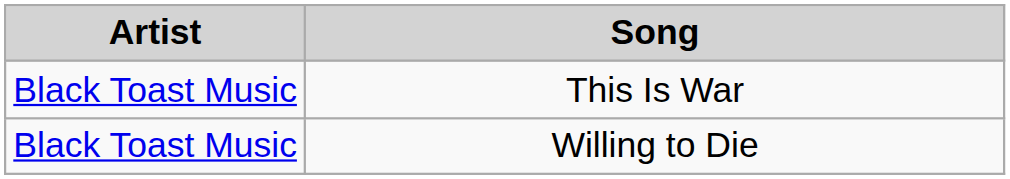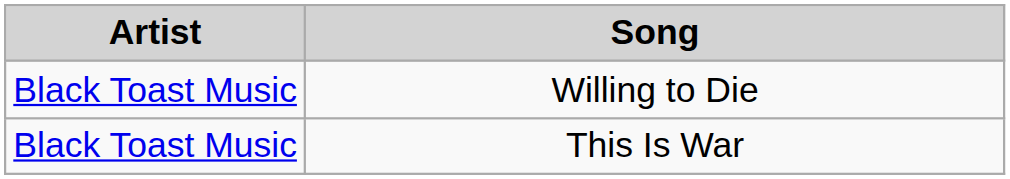rows swapped: (655, 145) <-> (655, 88)
